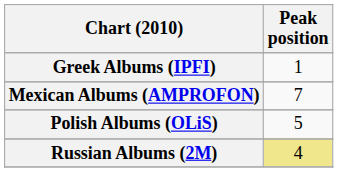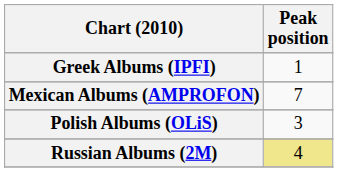(298, 124) 5 -> (298, 124) 3
